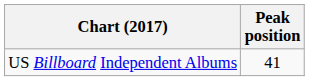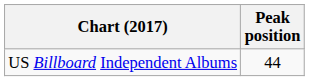(273, 62) 41 -> (273, 62) 44
